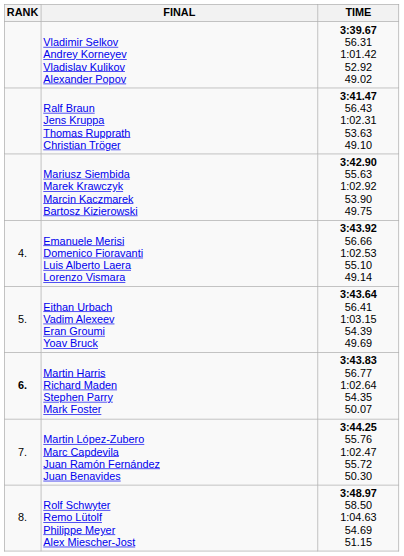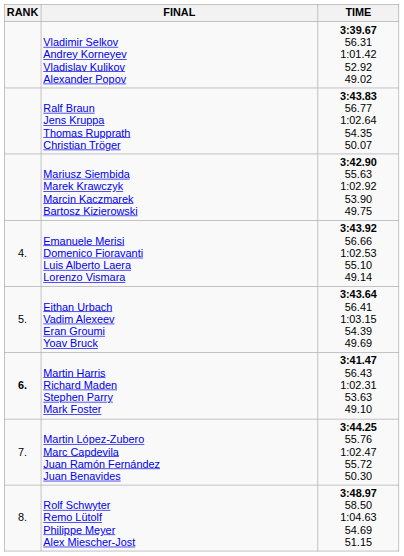(358, 121) 3:41.47 56.43 1:02.31 53.63 49.10 -> (358, 121) 3:43.83 56.77 1:02.64 54.35 50.07
(358, 385) 3:43.83 56.77 1:02.64 54.35 50.07 -> (358, 385) 3:41.47 56.43 1:02.31 53.63 49.10
